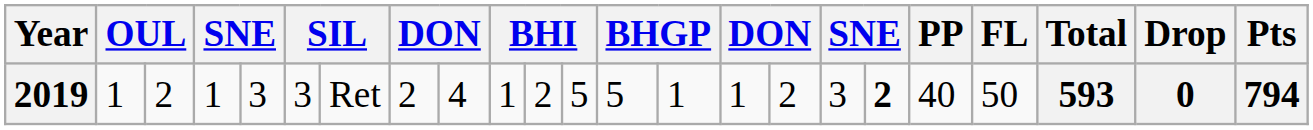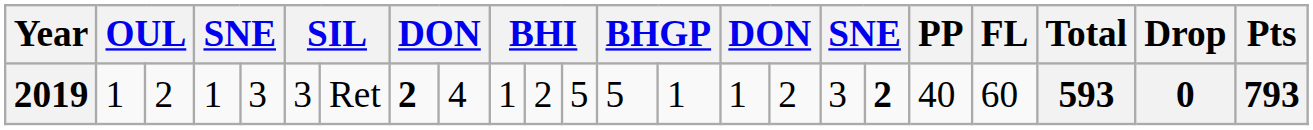(407, 93) normal -> (407, 93) bold
(999, 93) 50 -> (999, 93) 60
(1272, 93) 794 -> (1272, 93) 793
